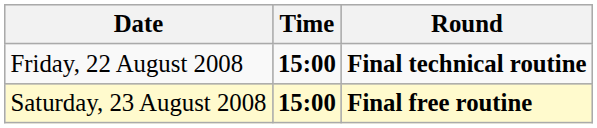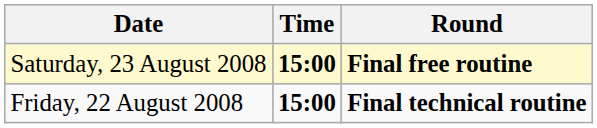rows swapped: (127, 63) <-> (139, 102)
